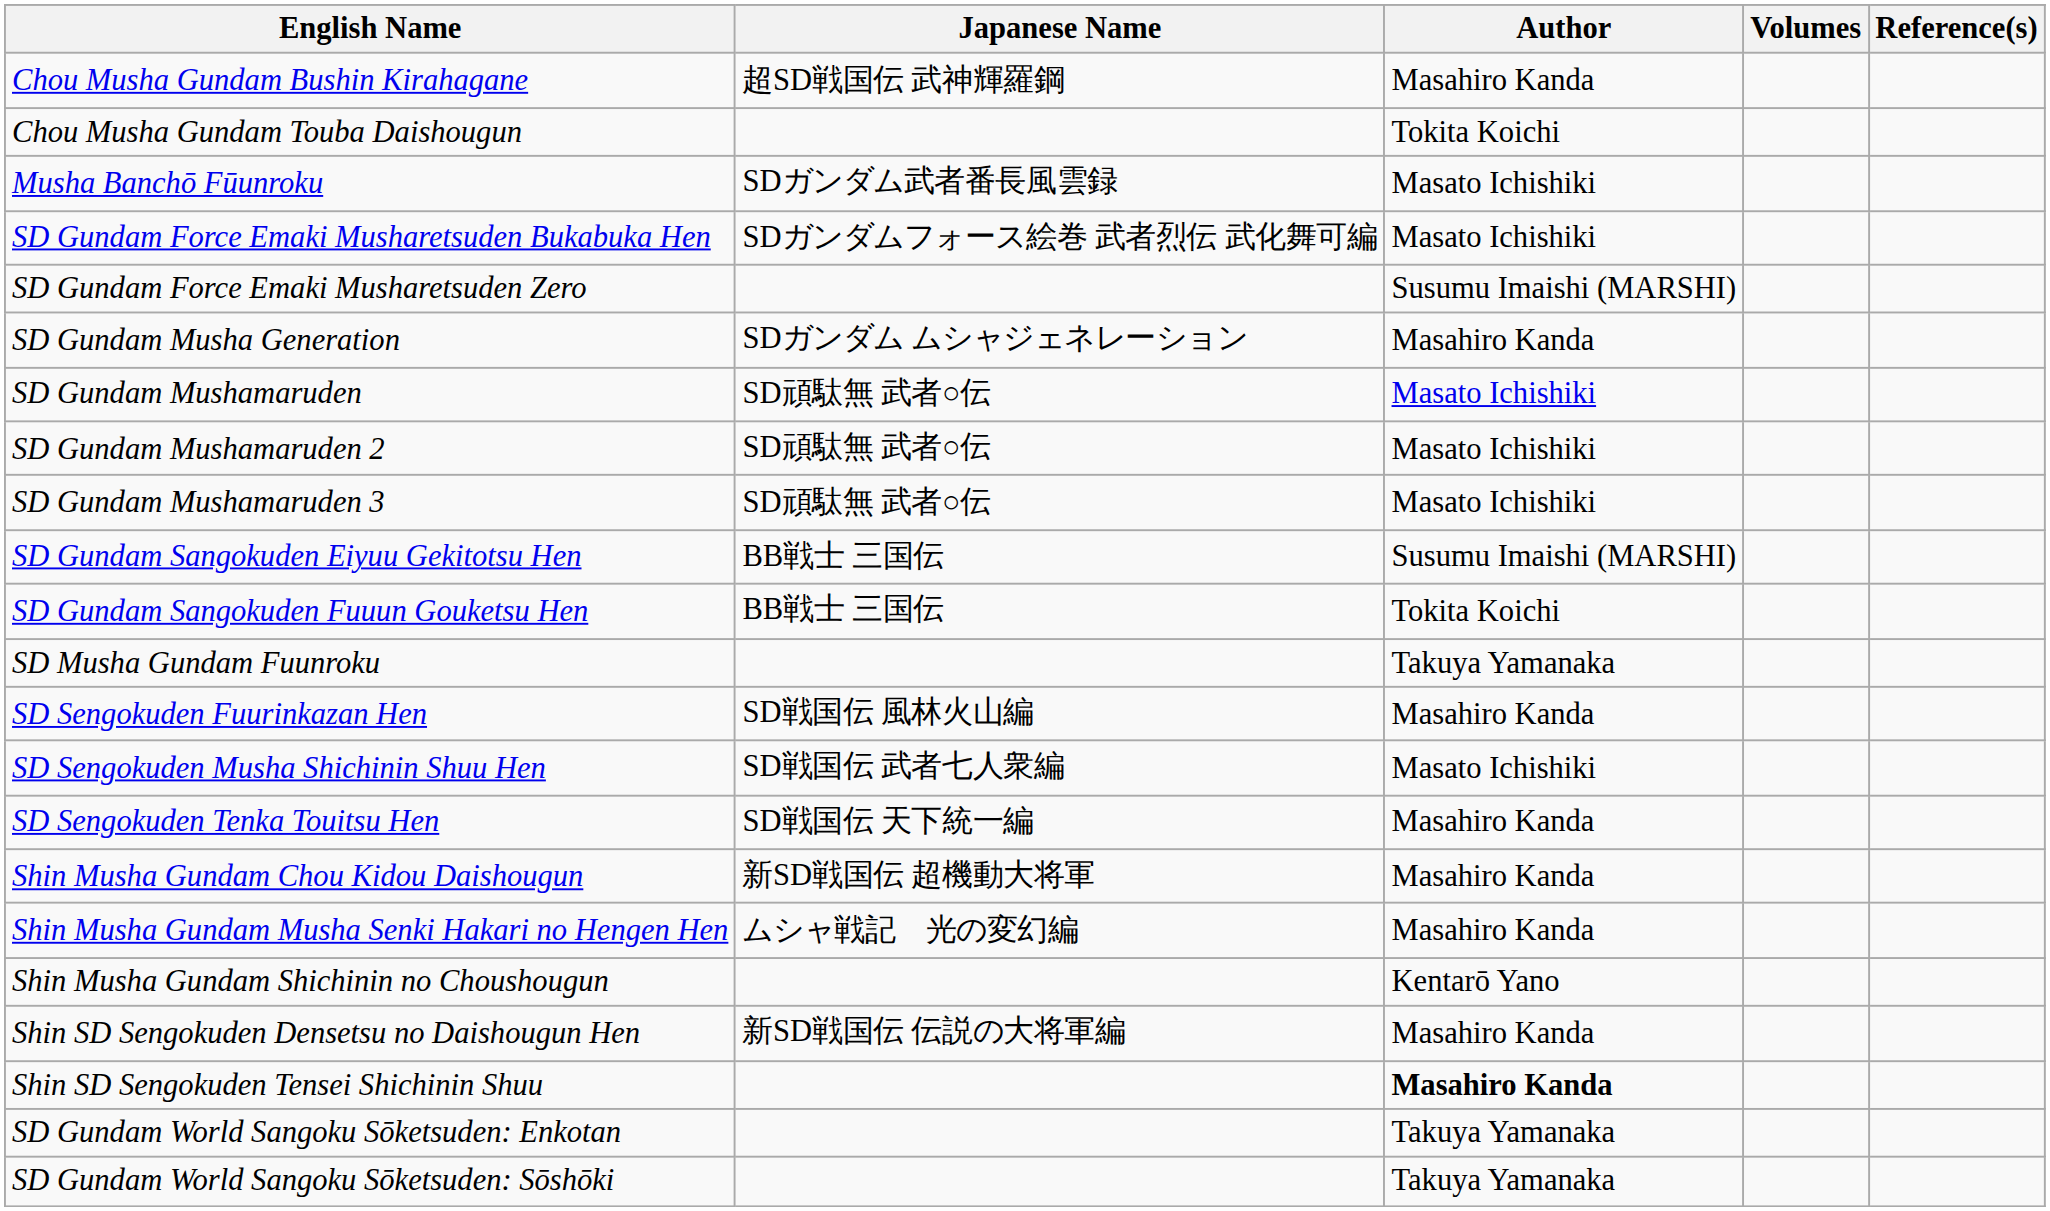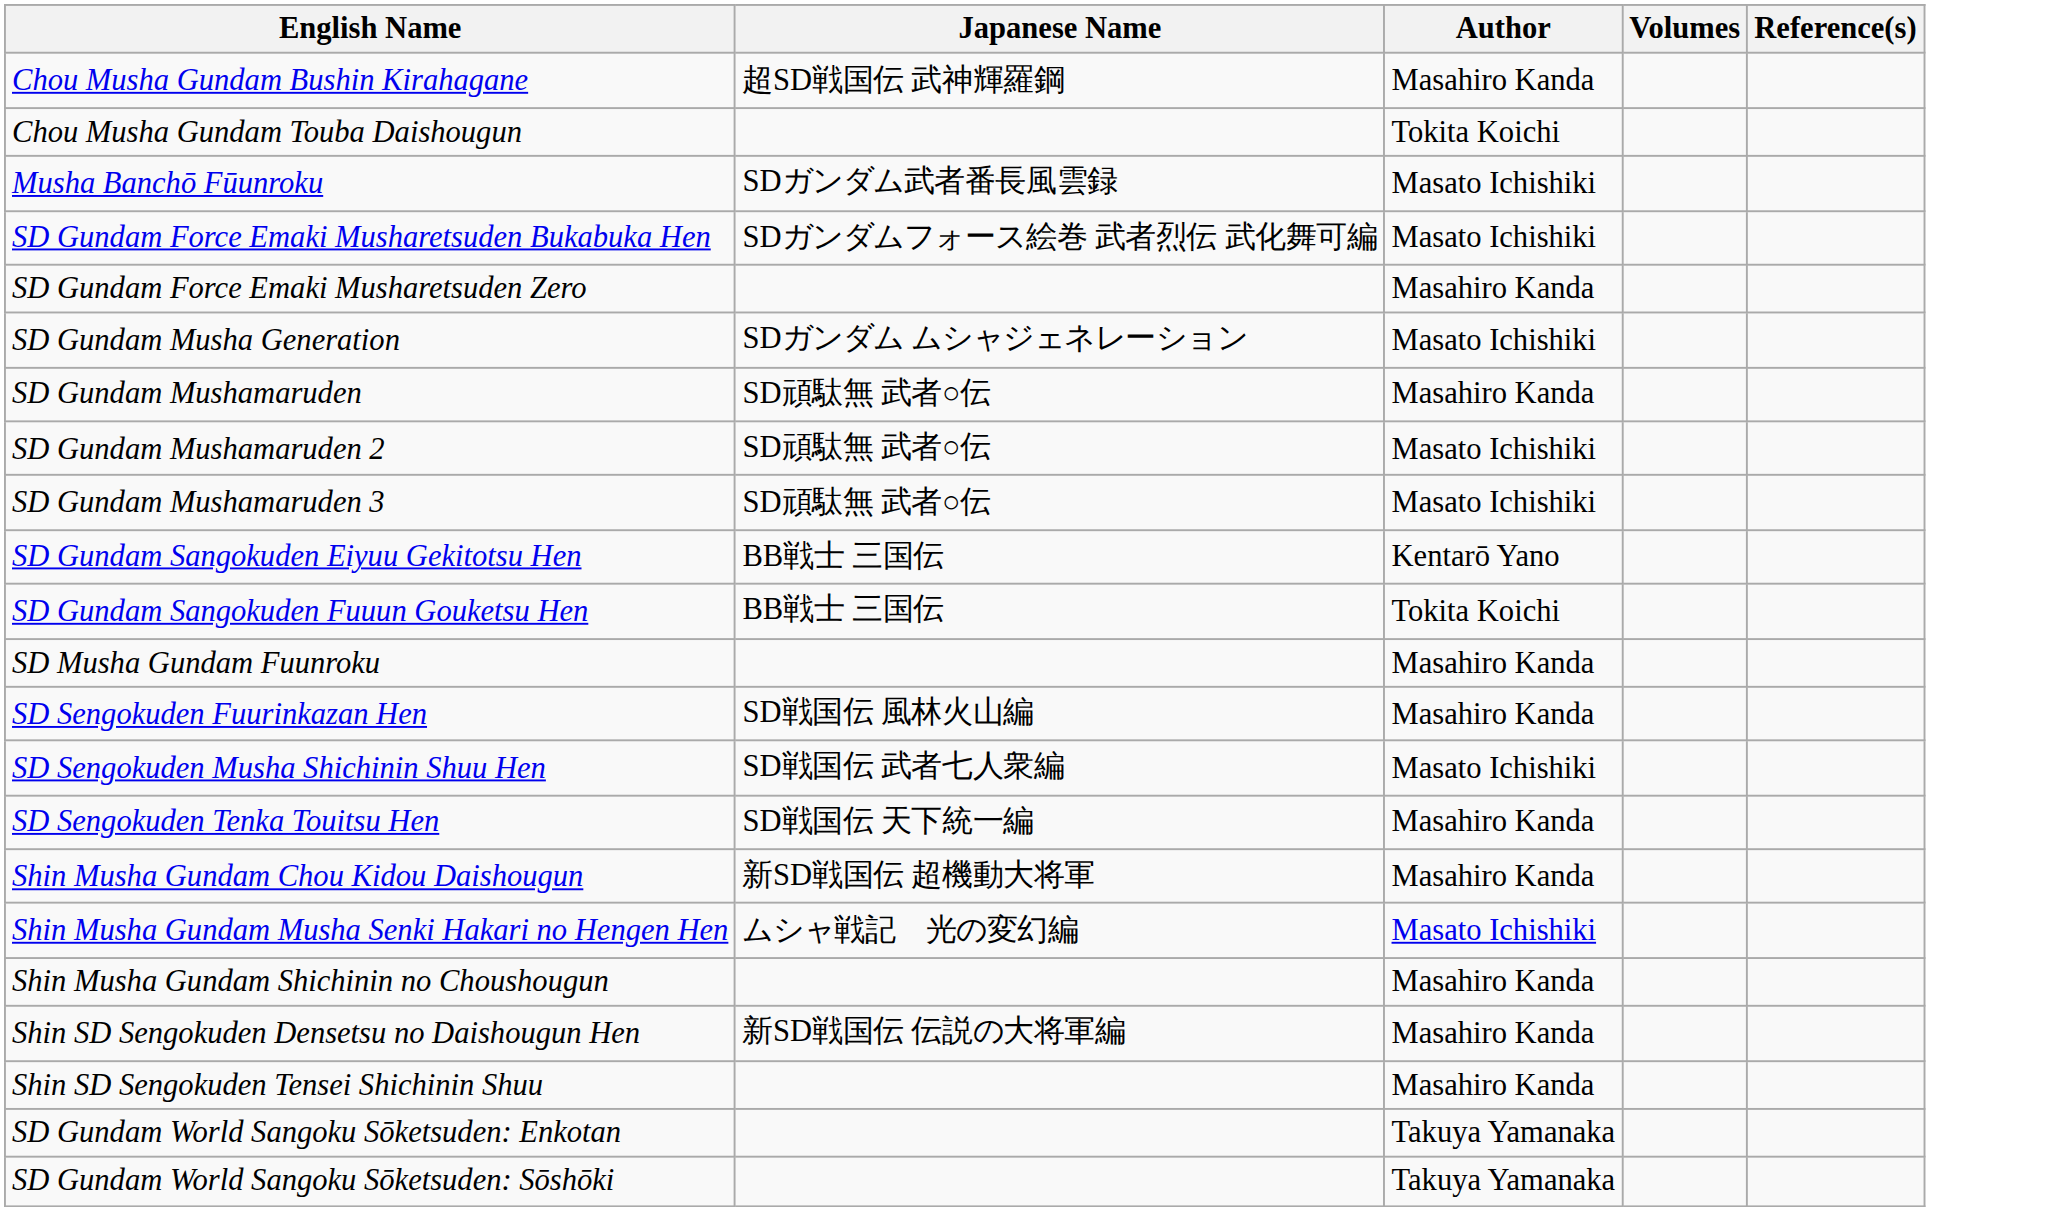(1564, 288) Susumu Imaishi (MARSHI) -> (1493, 288) Masahiro Kanda
(1493, 339) Masahiro Kanda -> (1494, 339) Masato Ichishiki
(1494, 393) Masato Ichishiki -> (1493, 393) Masahiro Kanda
(1564, 556) Susumu Imaishi (MARSHI) -> (1476, 556) Kentarō Yano
(1503, 661) Takuya Yamanaka -> (1493, 661) Masahiro Kanda
(1493, 930) Masahiro Kanda -> (1494, 930) Masato Ichishiki
(1476, 981) Kentarō Yano -> (1493, 981) Masahiro Kanda
(1502, 1084) bold -> (1493, 1084) normal
